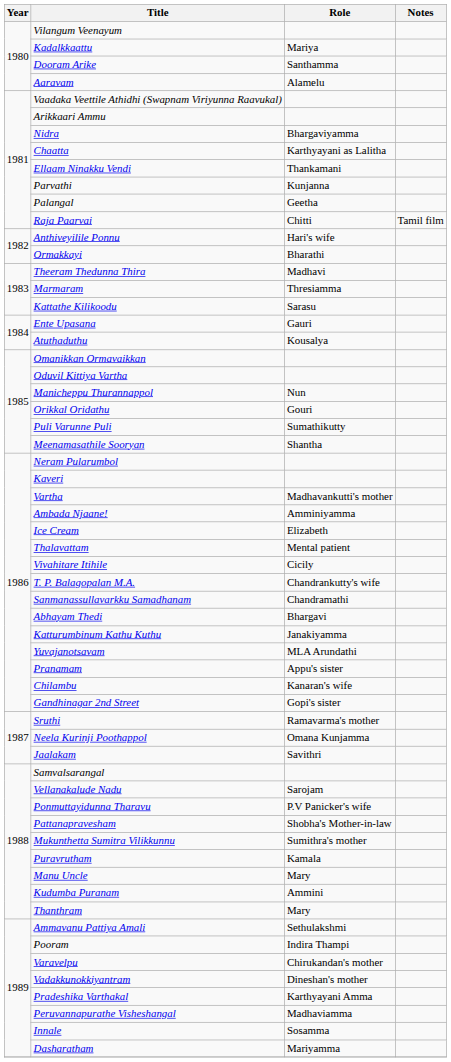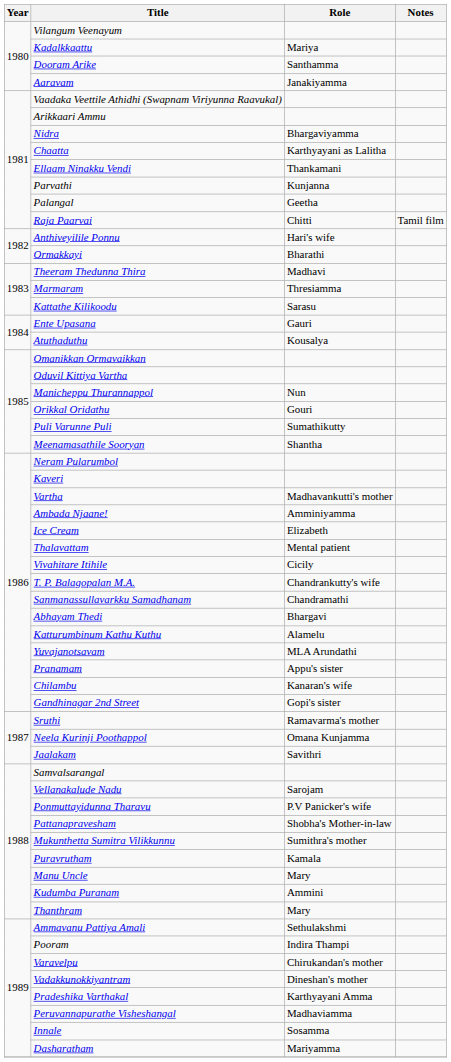(306, 82) Alamelu -> (317, 82) Janakiyamma
(317, 634) Janakiyamma -> (306, 634) Alamelu
